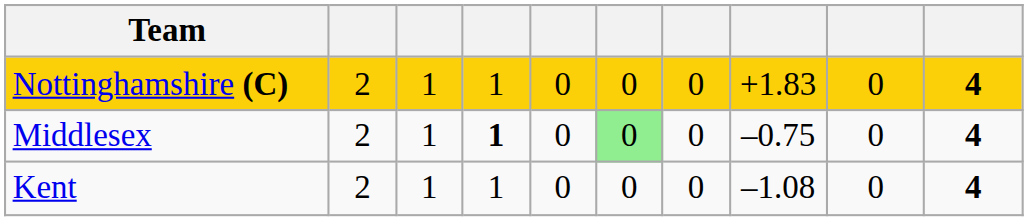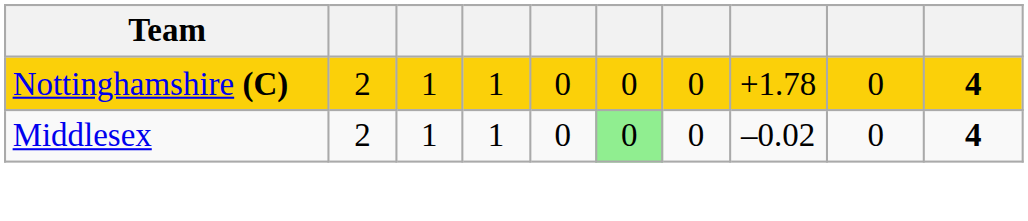(778, 82) +1.83 -> (778, 82) +1.78
(496, 135) bold -> (496, 135) normal
(778, 135) –0.75 -> (778, 135) –0.02
- row: (45, 187)
